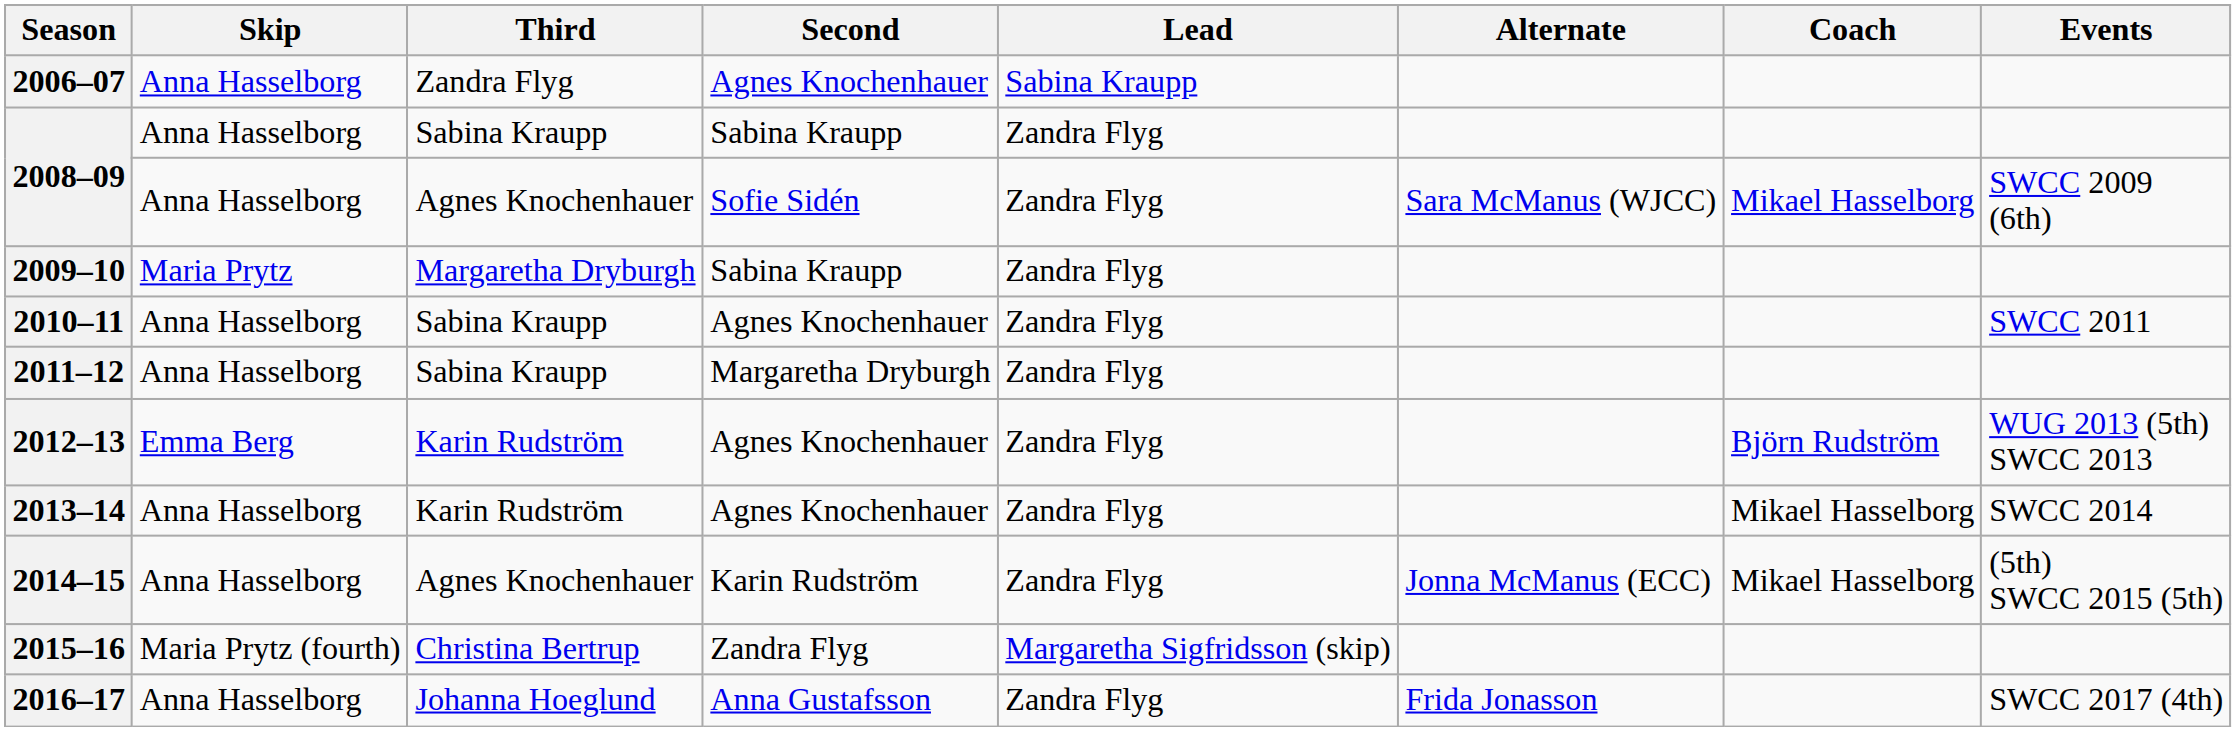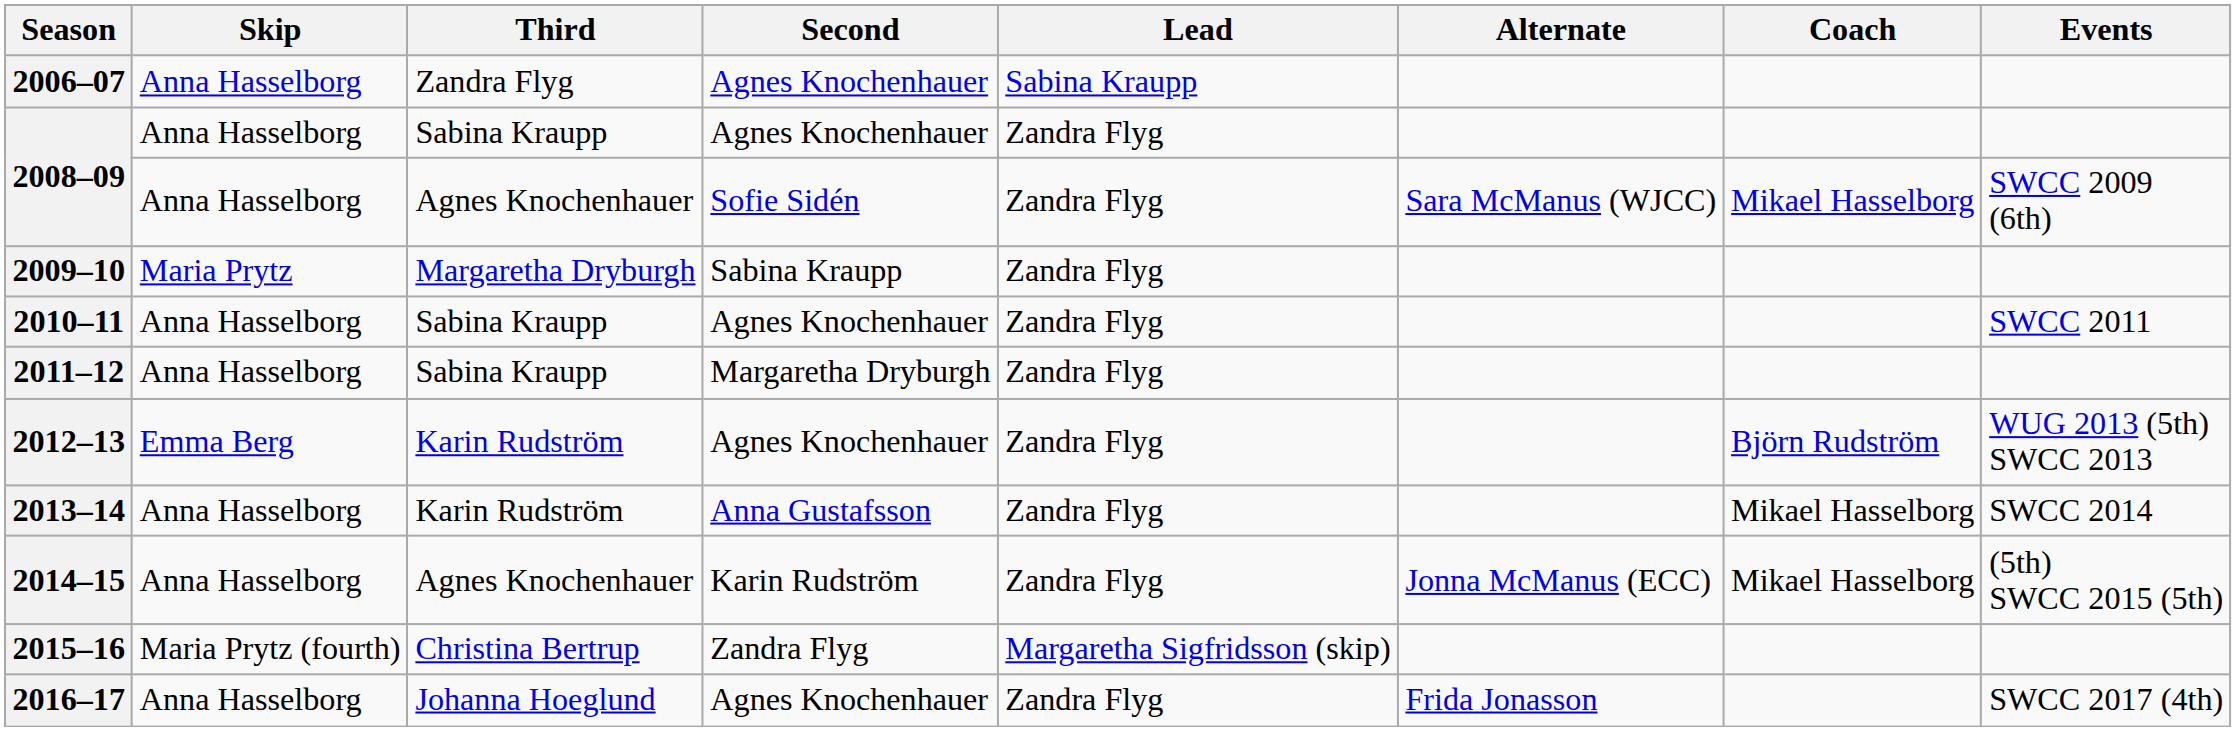(806, 132) Sabina Kraupp -> (849, 132) Agnes Knochenhauer
(849, 510) Agnes Knochenhauer -> (821, 510) Anna Gustafsson
(821, 699) Anna Gustafsson -> (849, 699) Agnes Knochenhauer
